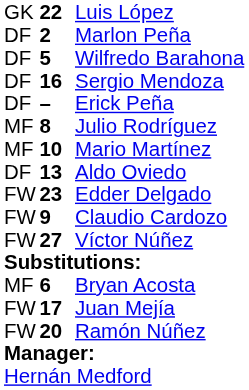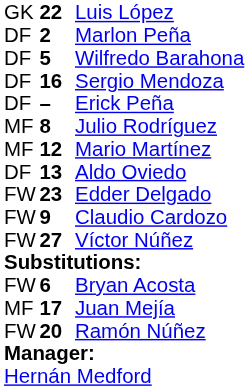(51, 149) 10 -> (51, 149) 12
(19, 285) MF -> (20, 285) FW
(20, 308) FW -> (19, 308) MF
